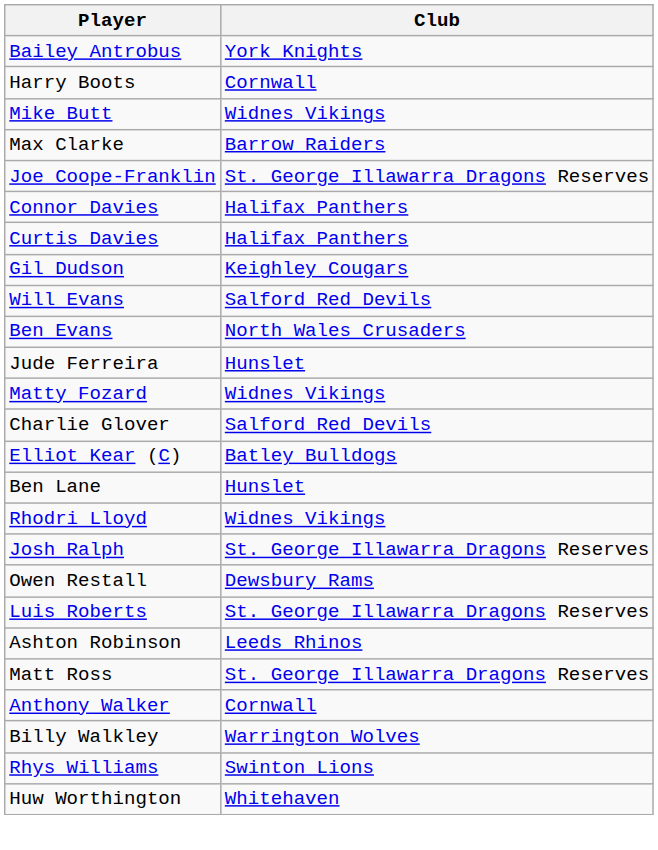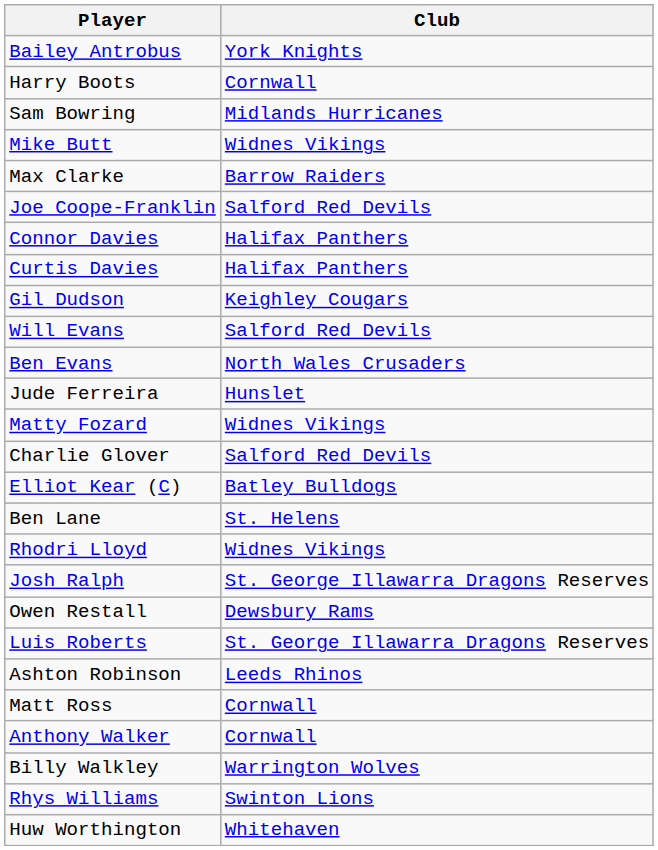+ row: (72, 114)
(437, 176) St. George Illawarra Dragons Reserves -> (328, 207) Salford Red Devils
(265, 487) Hunslet -> (282, 519) St. Helens
(437, 674) St. George Illawarra Dragons Reserves -> (271, 706) Cornwall
